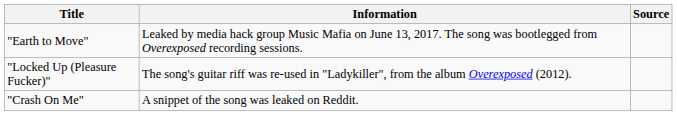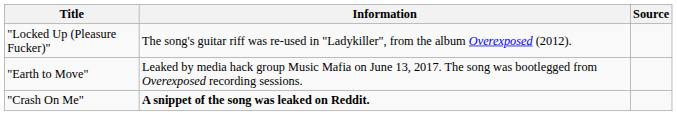rows swapped: (62, 74) <-> (48, 40)
(250, 100) normal -> (256, 100) bold
